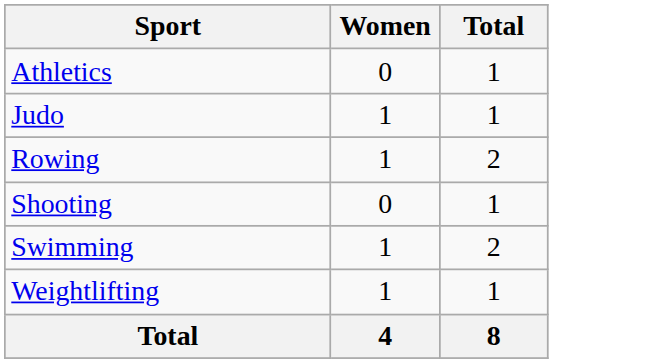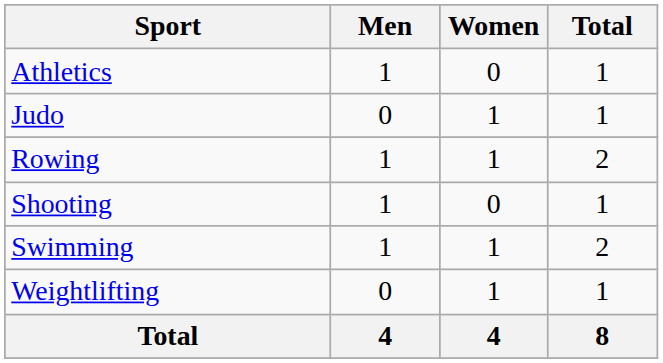+ column: (385, 26)
